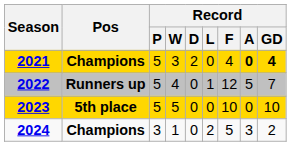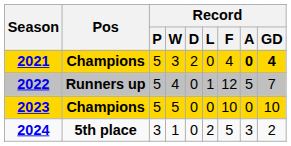(106, 107) 5th place -> (106, 107) Champions
(106, 130) Champions -> (106, 130) 5th place
